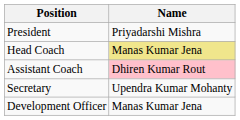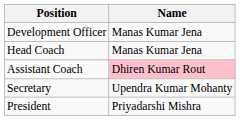rows swapped: (29, 32) <-> (57, 106)
(157, 50) khaki background -> (157, 50) no background
